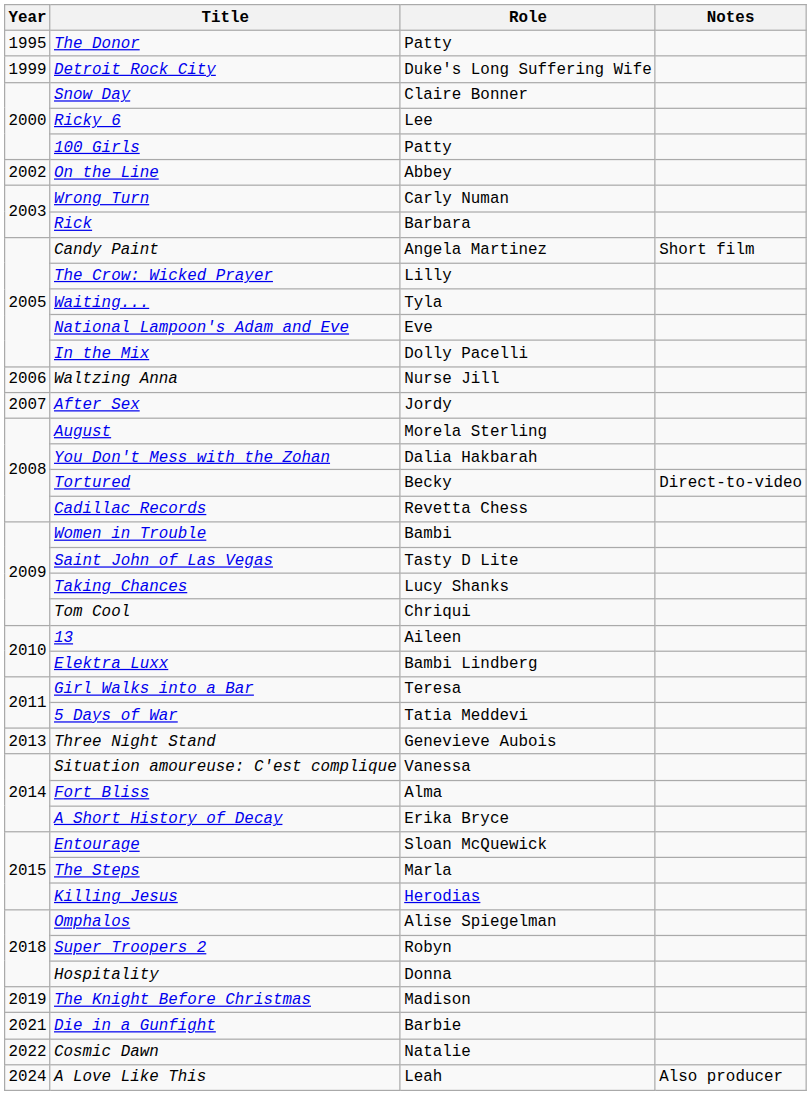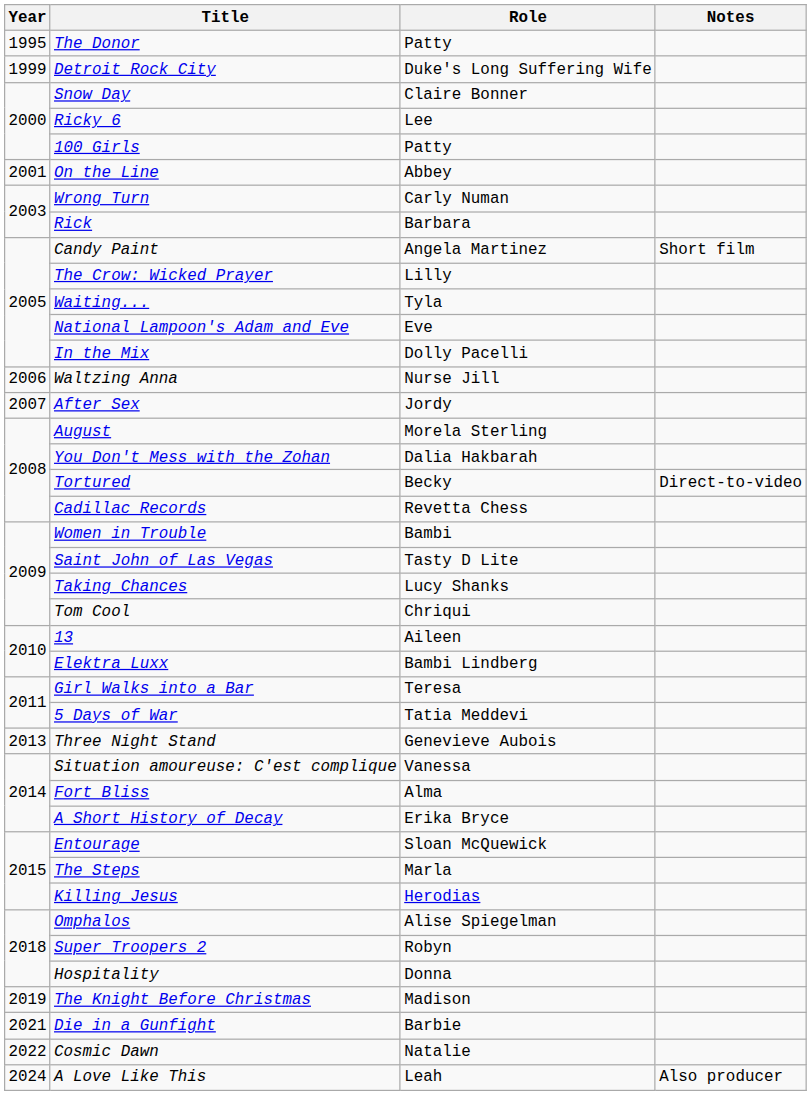(27, 173) 2002 -> (27, 173) 2001
